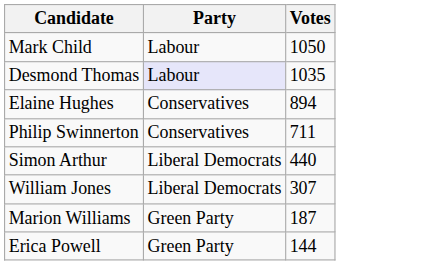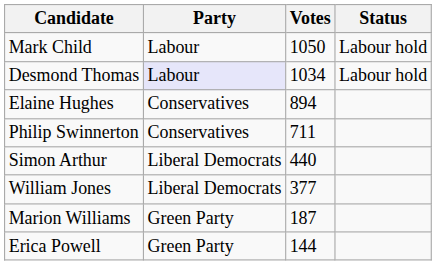+ column: (383, 18)
(308, 75) 1035 -> (308, 75) 1034
(303, 189) 307 -> (303, 189) 377
